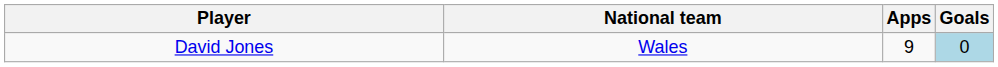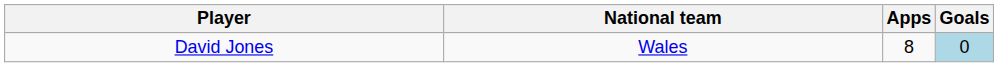(909, 47) 9 -> (909, 47) 8
